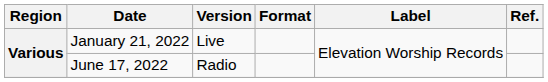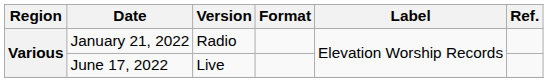(210, 41) Live -> (216, 41) Radio
(216, 65) Radio -> (210, 65) Live
